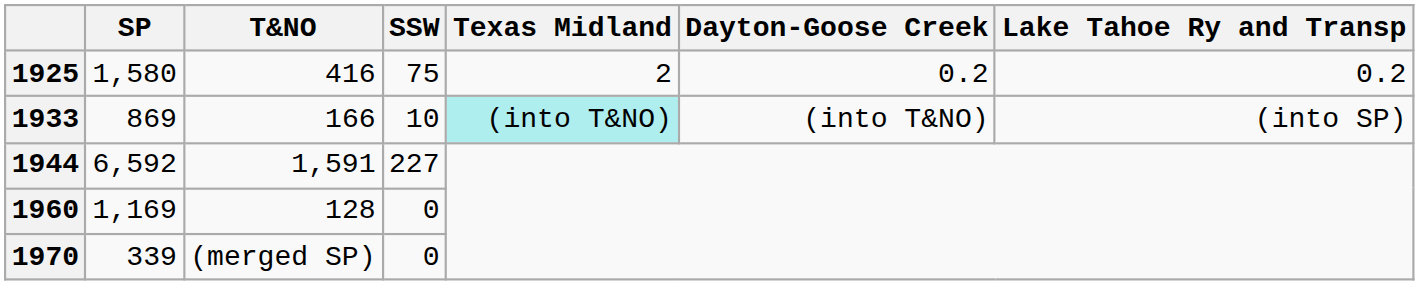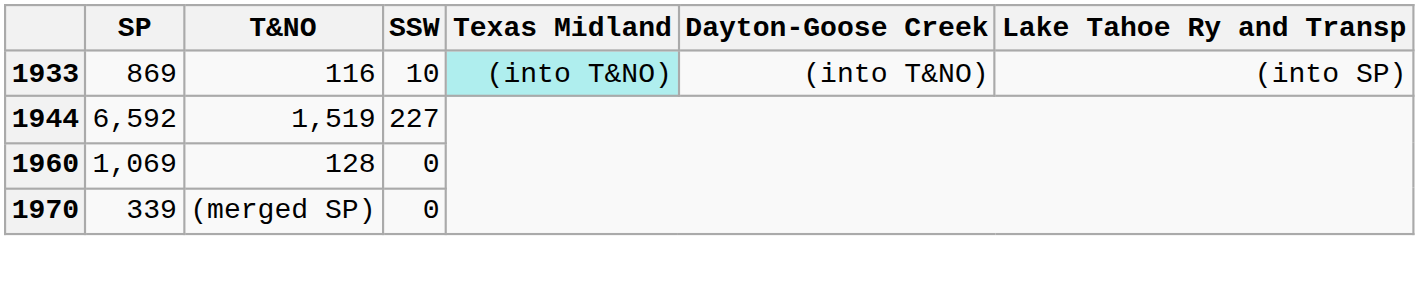- row: (45, 74)
(350, 119) 166 -> (350, 74) 116
(333, 165) 1,591 -> (333, 119) 1,519
(135, 211) 1,169 -> (135, 165) 1,069
